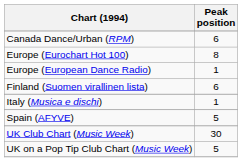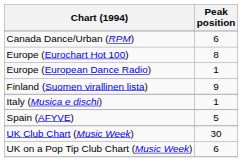(216, 86) 6 -> (216, 86) 9
(216, 149) 5 -> (216, 149) 6
